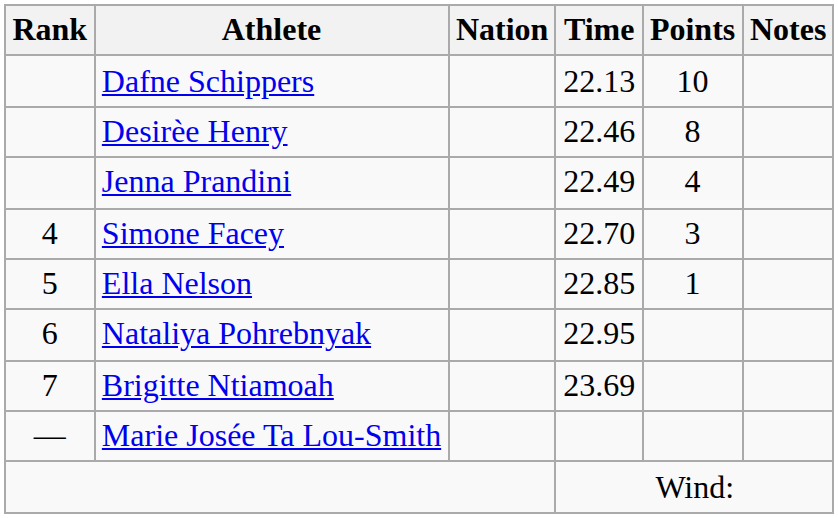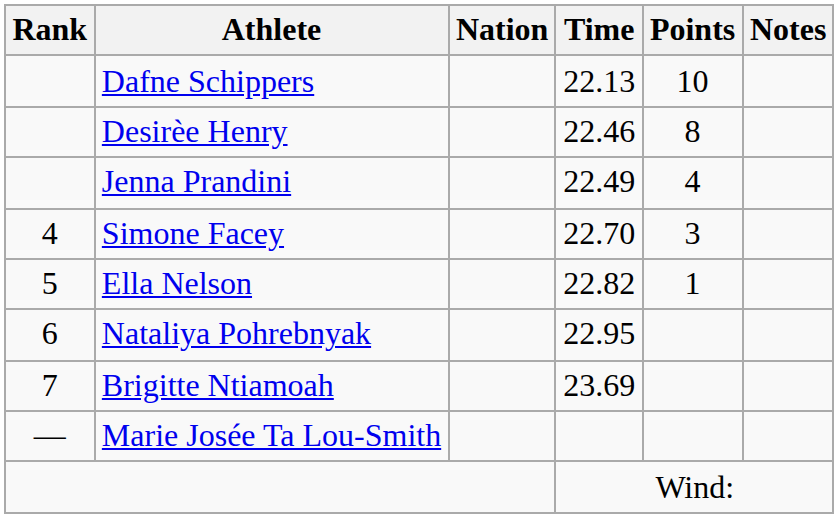(599, 283) 22.85 -> (599, 283) 22.82
